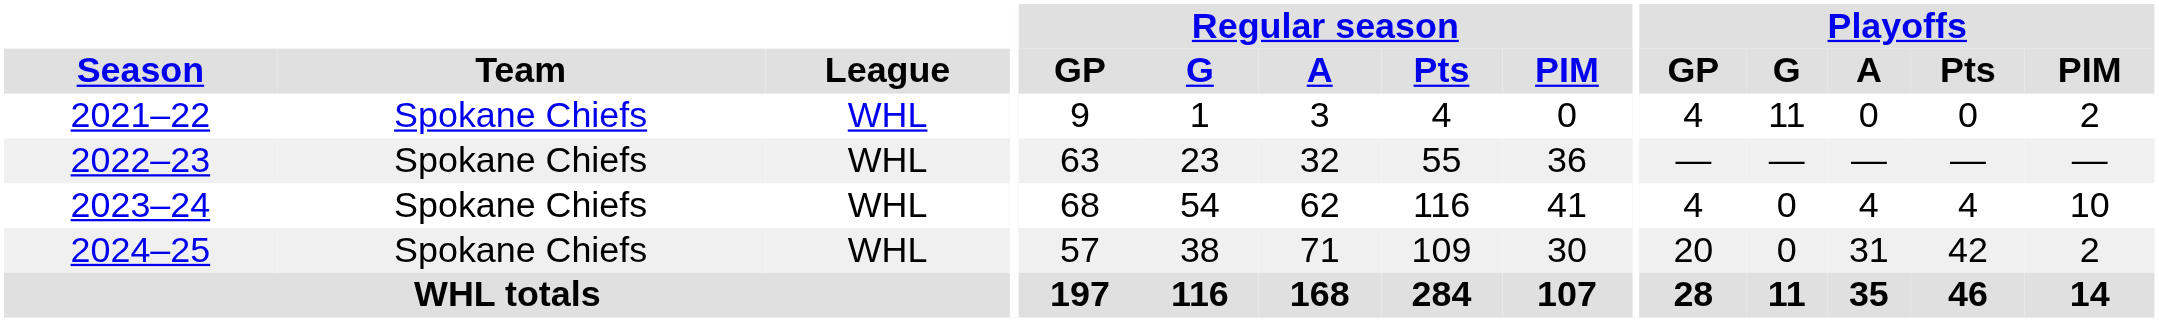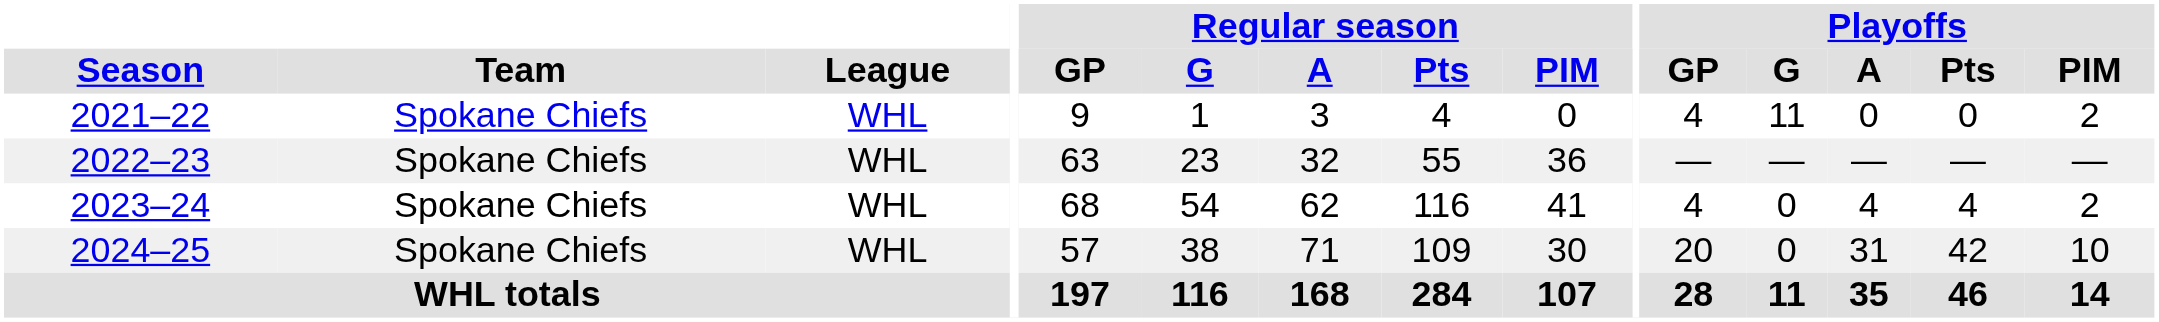(2090, 204) 10 -> (2090, 204) 2
(2090, 249) 2 -> (2090, 249) 10
